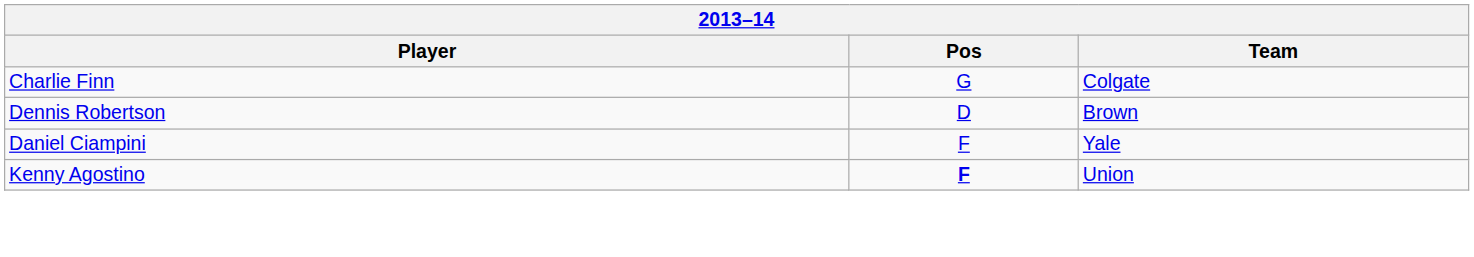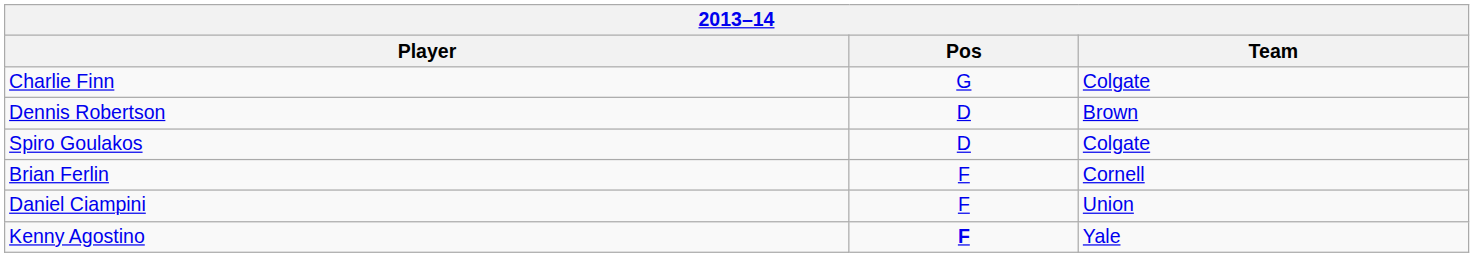+ row: (76, 143)
+ row: (59, 174)
(1102, 143) Yale -> (1108, 205) Union
(1108, 174) Union -> (1102, 236) Yale
